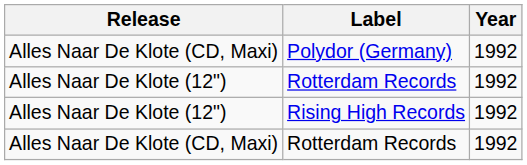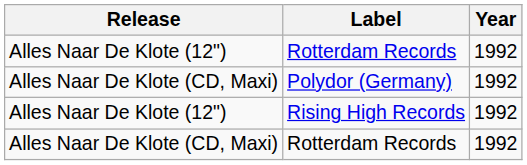rows swapped: (118, 81) <-> (144, 50)
